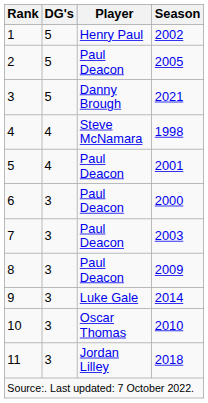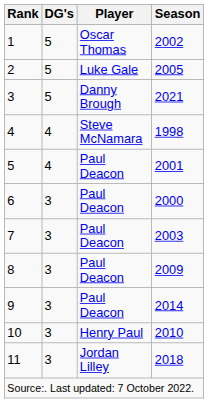(111, 34) Henry Paul -> (103, 42) Oscar Thomas
(102, 62) Paul Deacon -> (109, 69) Luke Gale
(109, 298) Luke Gale -> (102, 305) Paul Deacon
(103, 325) Oscar Thomas -> (111, 332) Henry Paul
